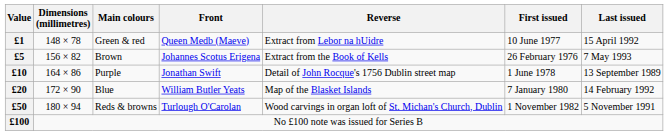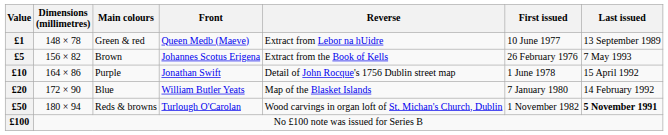(611, 41) 15 April 1992 -> (622, 41) 13 September 1989
(622, 73) 13 September 1989 -> (611, 73) 15 April 1992
(619, 106) normal -> (620, 106) bold
